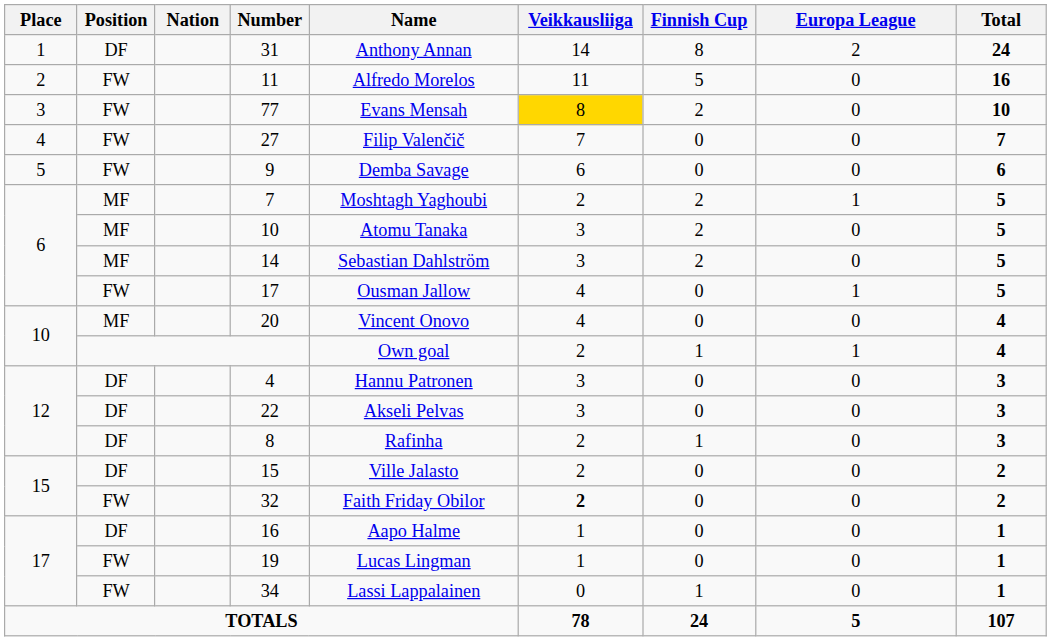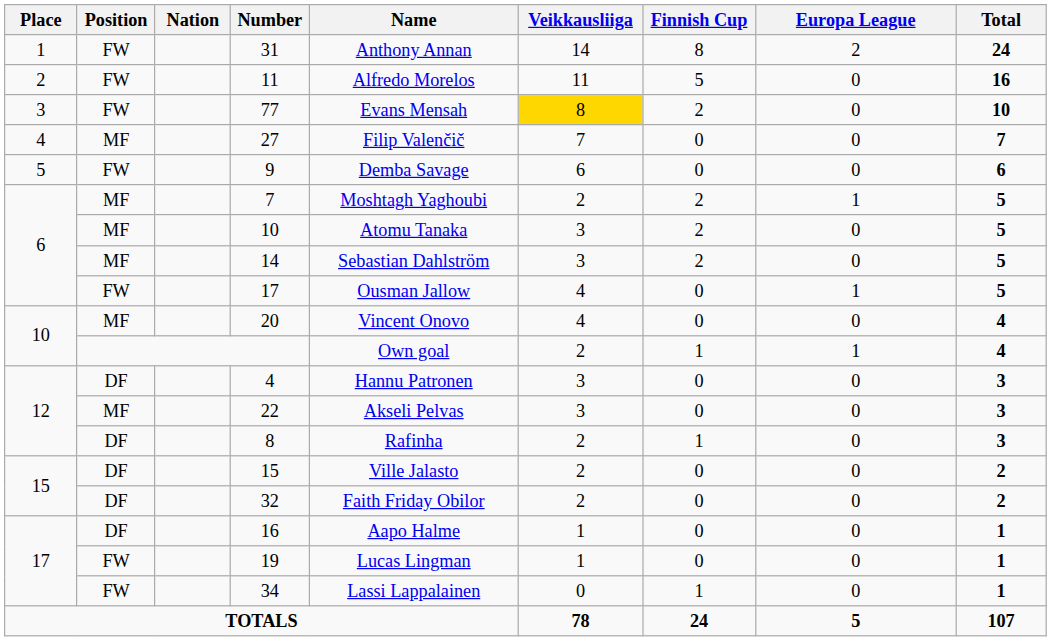(116, 49) DF -> (116, 49) FW
(116, 140) FW -> (116, 140) MF
(116, 410) DF -> (116, 410) MF
(116, 500) FW -> (116, 500) DF
(581, 500) bold -> (581, 500) normal
